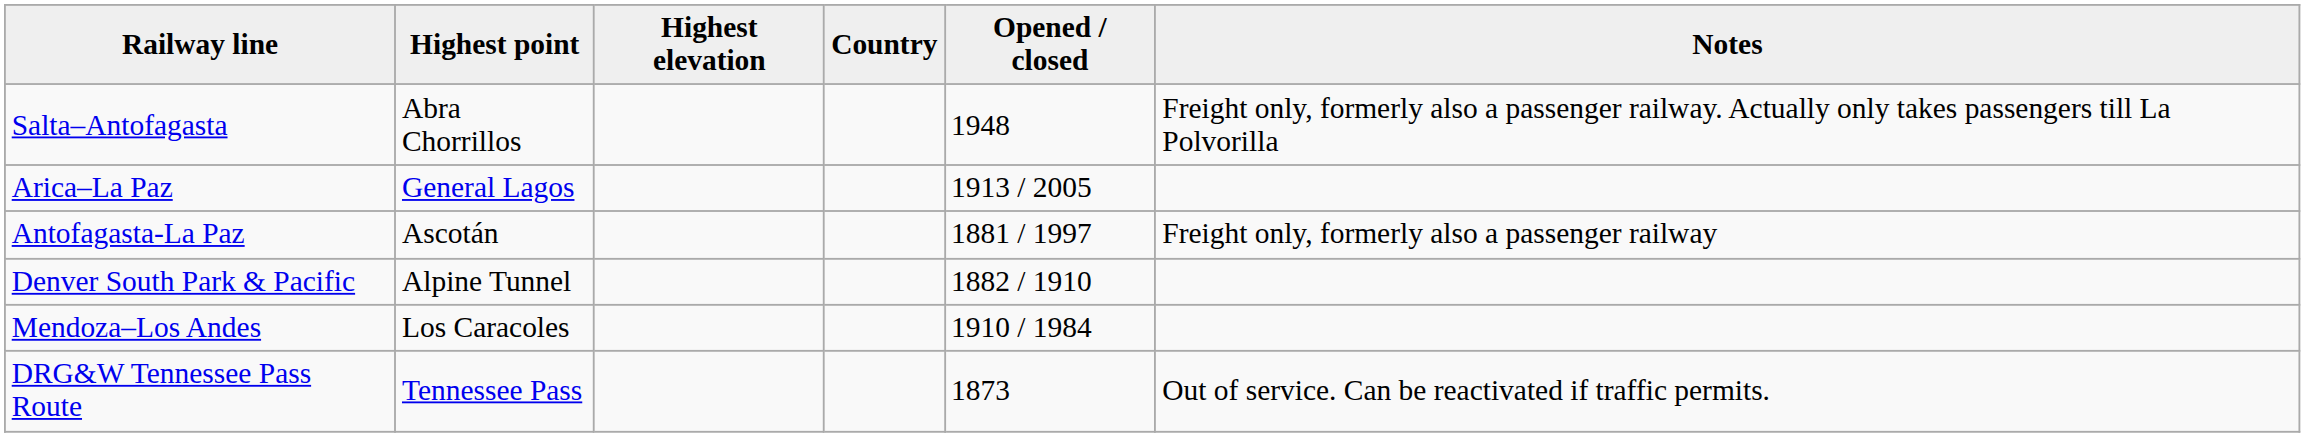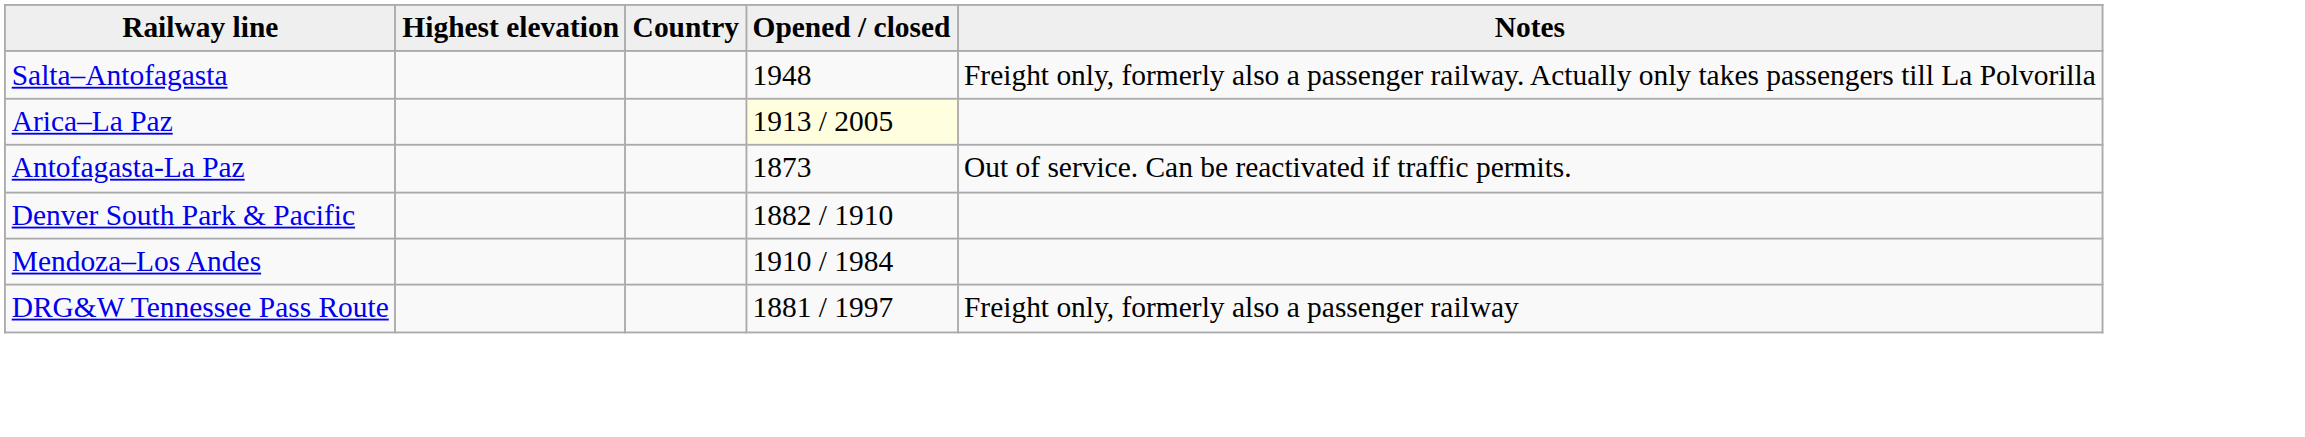- column: (495, 44)
(1021, 187) no background -> (823, 121) lightyellow background
(1021, 234) 1881 / 1997 -> (782, 167) 1873
(1440, 234) Freight only, formerly also a passenger railway -> (1268, 167) Out of service. Can be reactivated if traffic permits.
(980, 390) 1873 -> (823, 307) 1881 / 1997
(1466, 390) Out of service. Can be reactivated if traffic permits. -> (1241, 307) Freight only, formerly also a passenger railway
